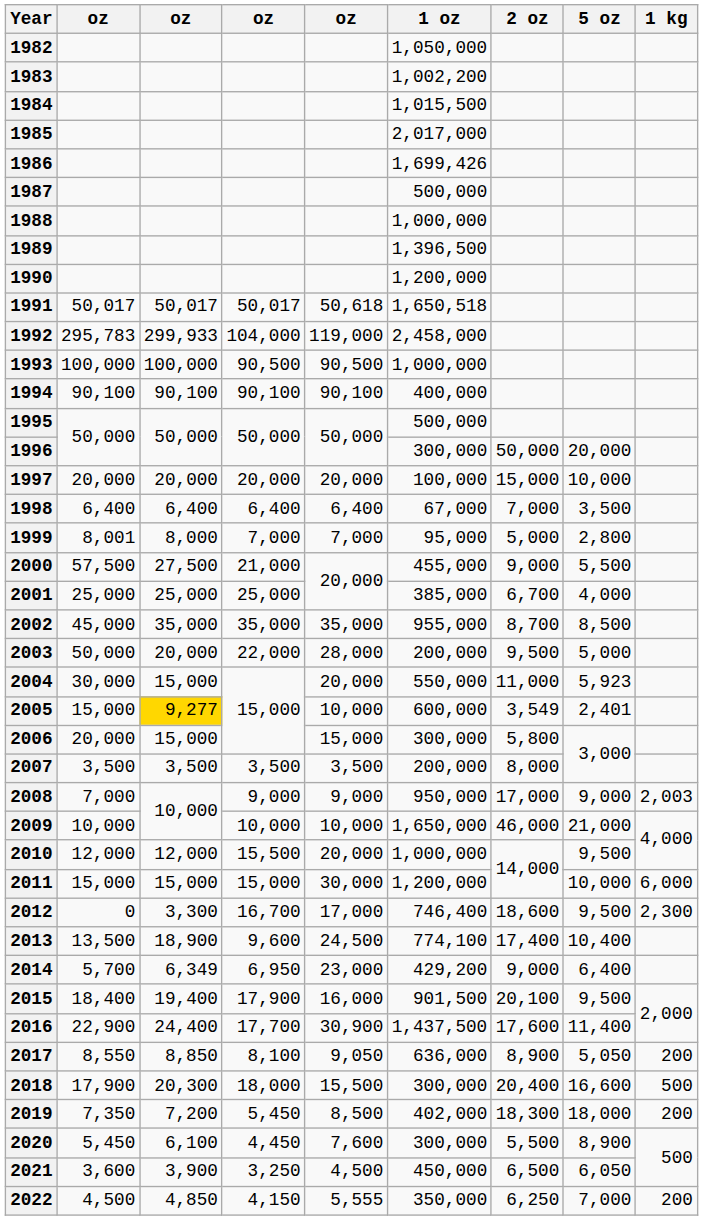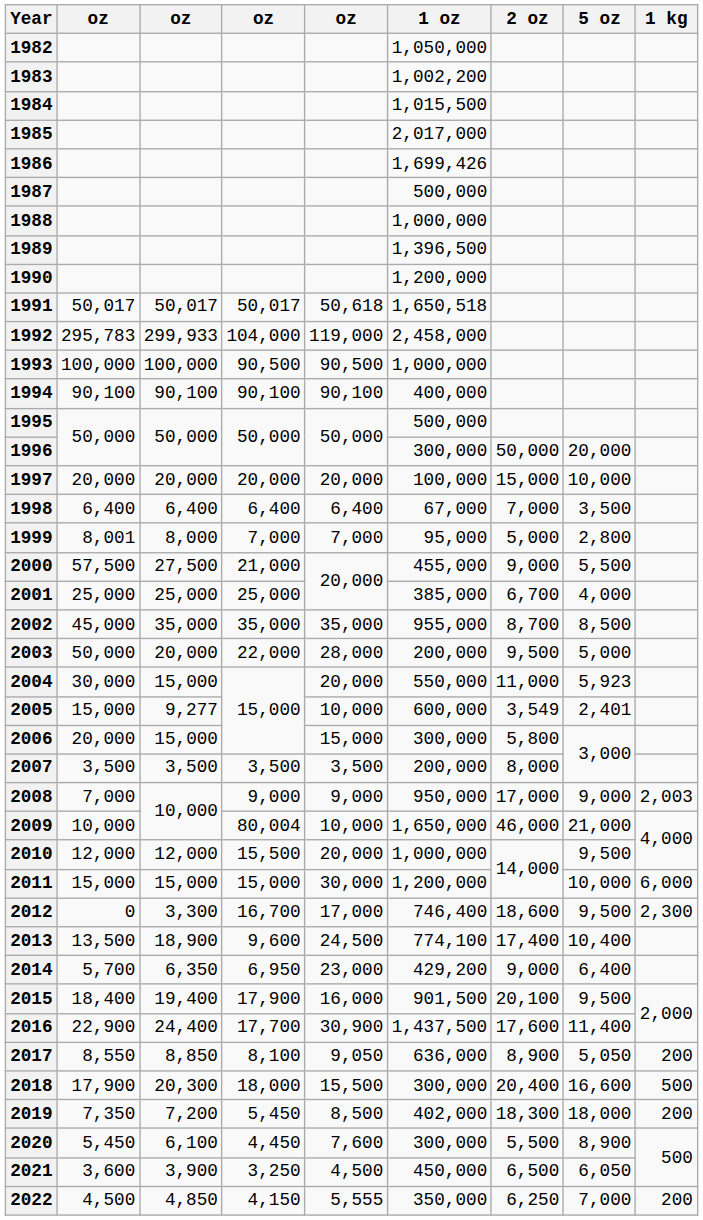(191, 711) gold background -> (191, 711) no background
(269, 826) 10,000 -> (269, 826) 80,004
(191, 970) 6,349 -> (191, 970) 6,350
